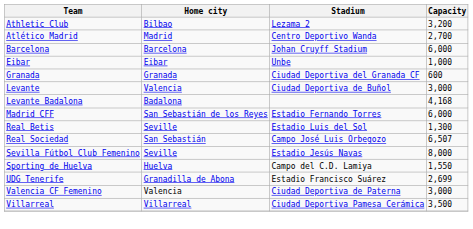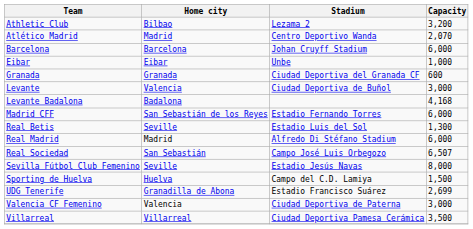(440, 37) 2,700 -> (440, 37) 2,070
+ row: (32, 140)
(440, 166) 1,550 -> (440, 179) 1,500
